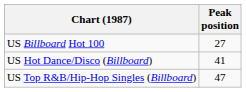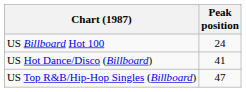(220, 43) 27 -> (220, 43) 24
